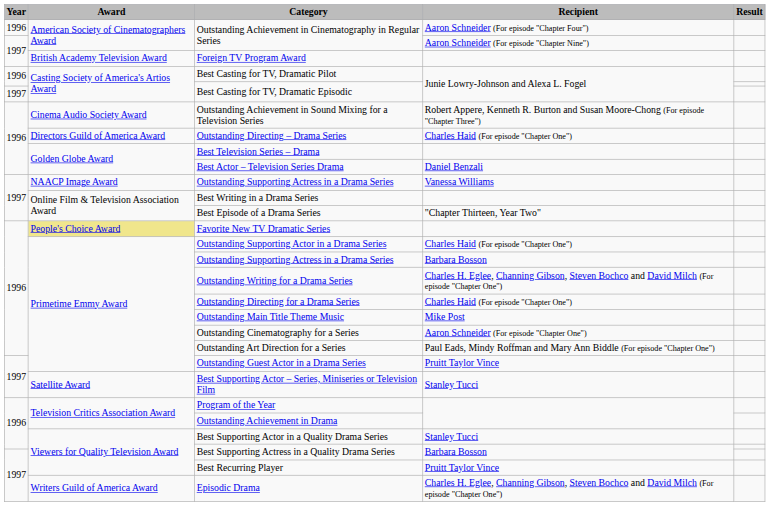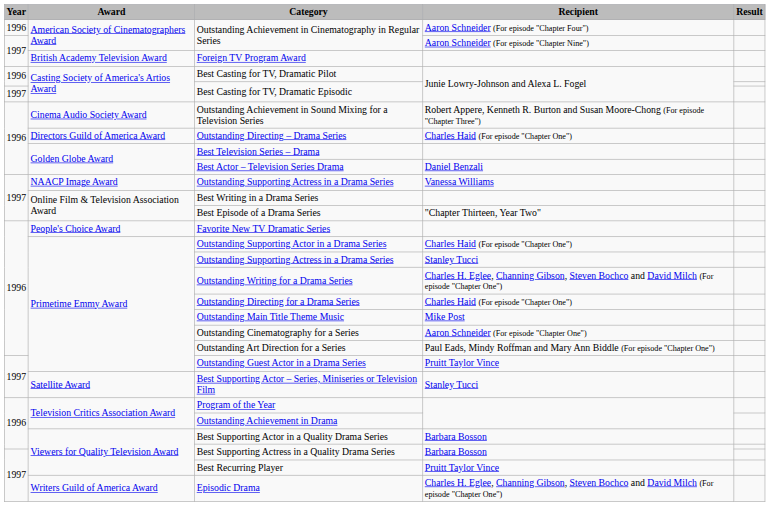(75, 228) khaki background -> (75, 228) no background
(456, 259) Barbara Bosson -> (451, 259) Stanley Tucci
(451, 436) Stanley Tucci -> (456, 436) Barbara Bosson
